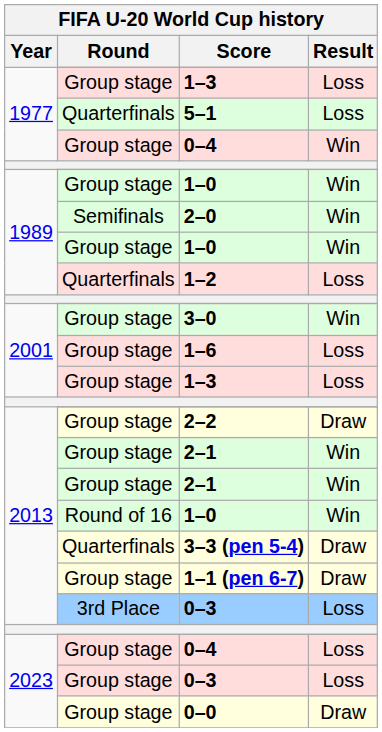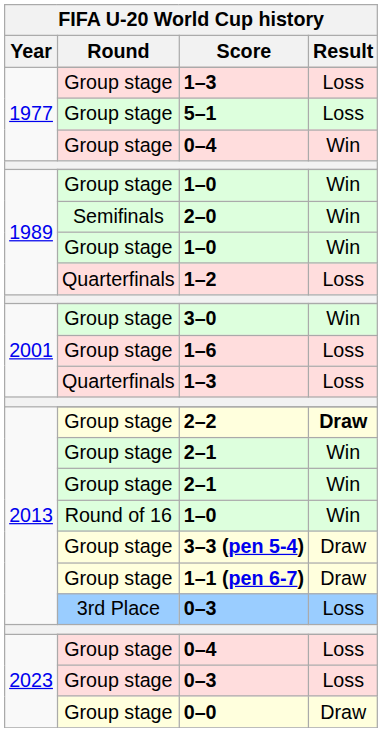(118, 113) Quarterfinals -> (118, 113) Group stage
(118, 381) Group stage -> (118, 381) Quarterfinals
(343, 421) normal -> (343, 421) bold
(118, 546) Quarterfinals -> (118, 546) Group stage
